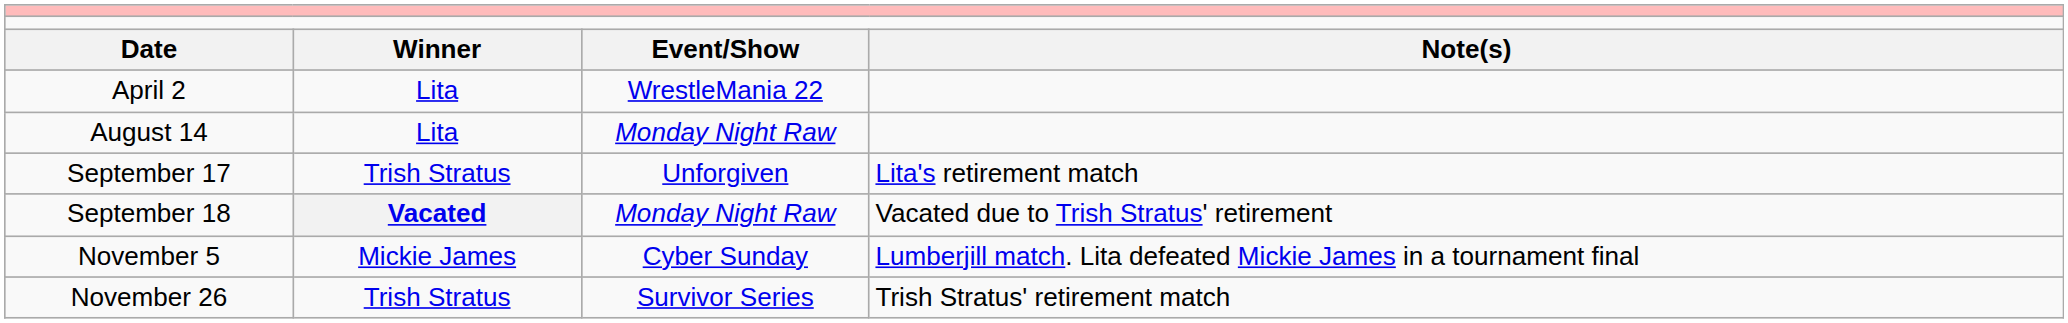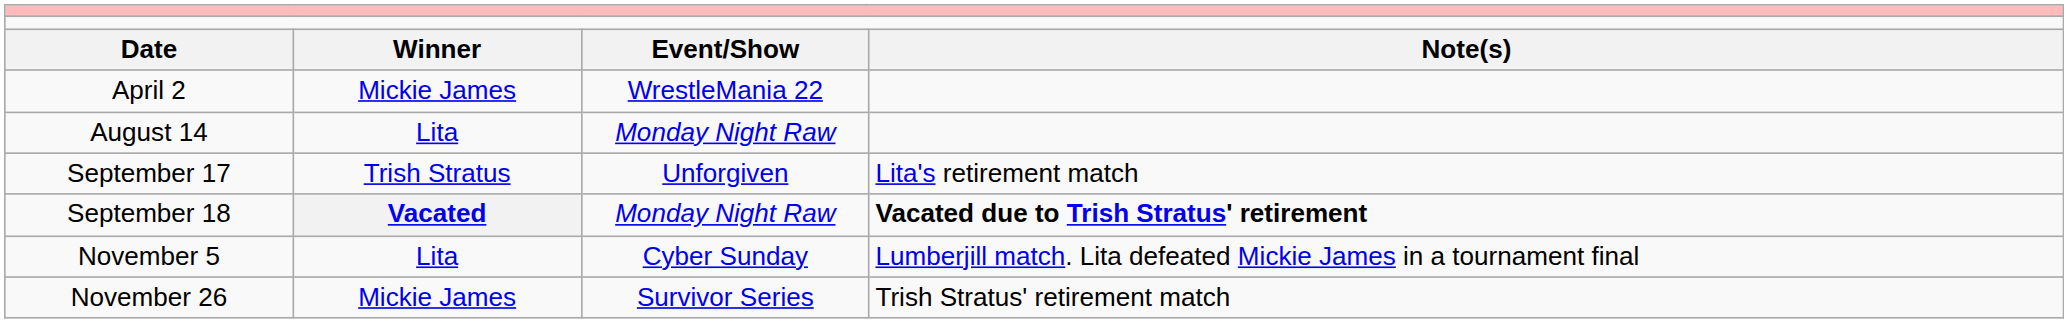(437, 90) Lita -> (437, 90) Mickie James
(1104, 214) normal -> (1121, 214) bold
(437, 256) Mickie James -> (437, 256) Lita
(437, 297) Trish Stratus -> (437, 297) Mickie James
